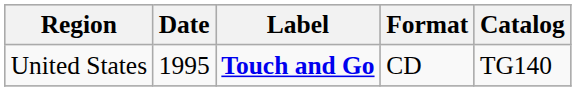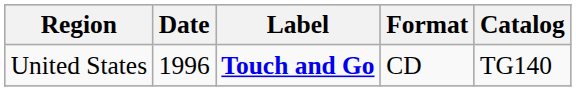(184, 65) 1995 -> (184, 65) 1996
